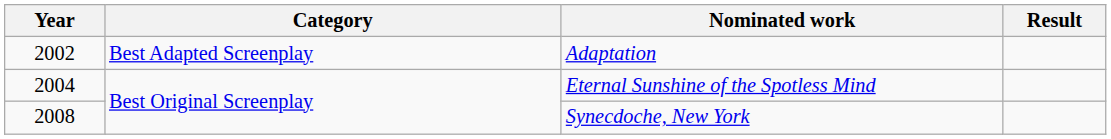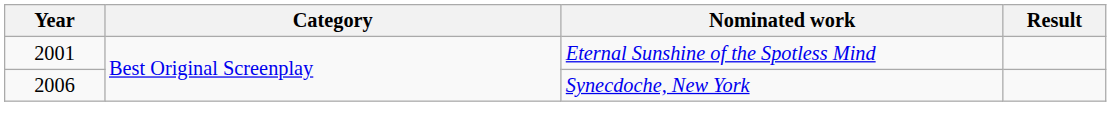- row: (611, 52)
(54, 85) 2004 -> (54, 52) 2001
(54, 117) 2008 -> (54, 85) 2006
